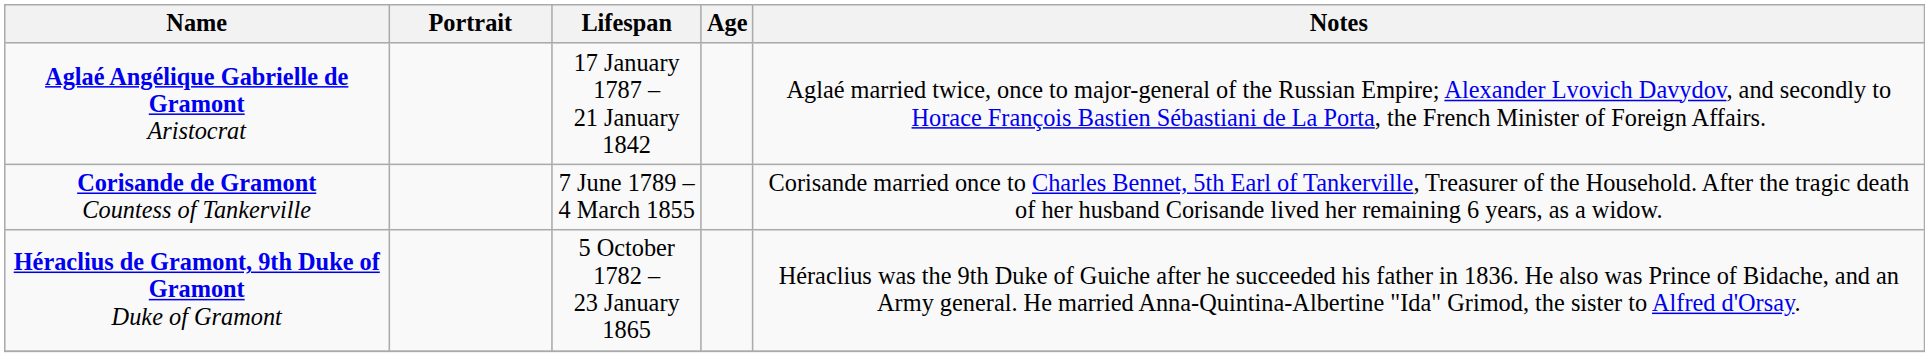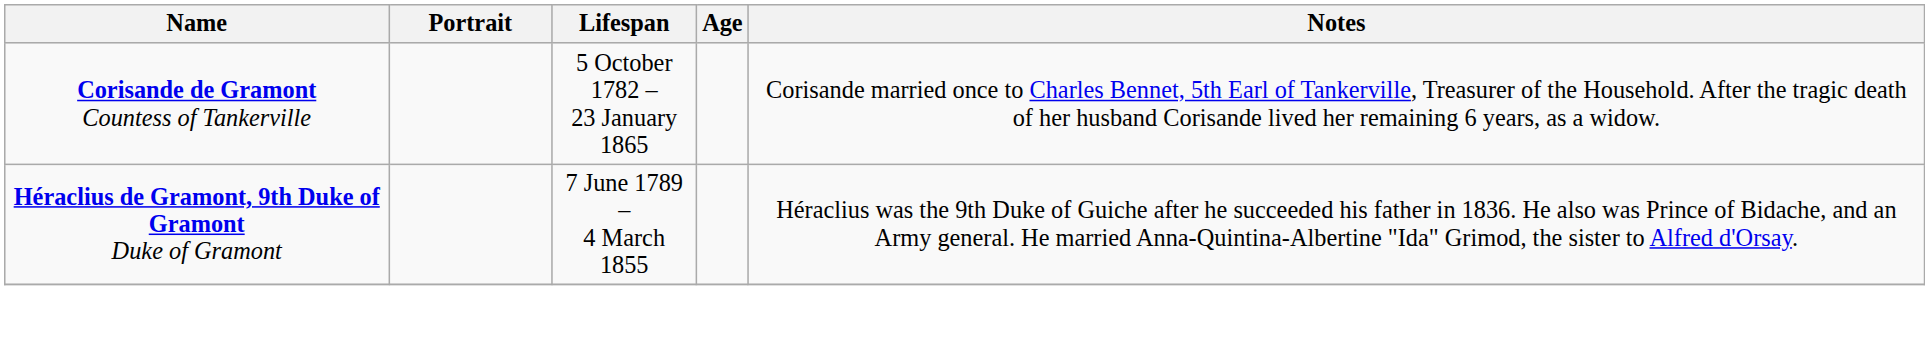- row: (197, 103)
(627, 196) 7 June 1789 – 4 March 1855 -> (624, 103) 5 October 1782 – 23 January 1865
(627, 289) 5 October 1782 – 23 January 1865 -> (624, 224) 7 June 1789 – 4 March 1855
